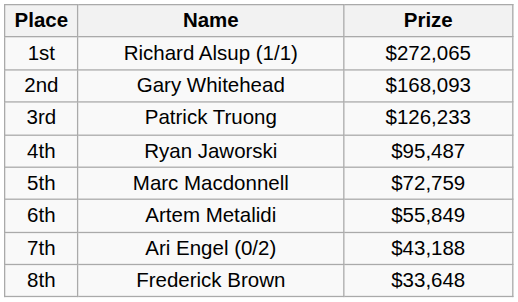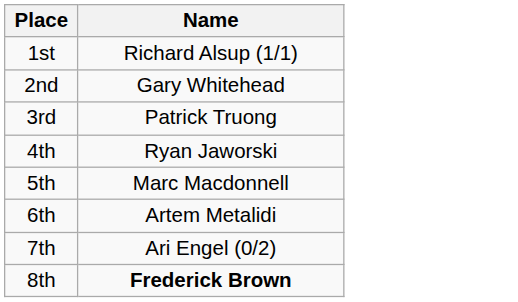- column: (428, 20)
(211, 280) normal -> (211, 280) bold
